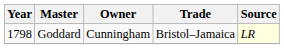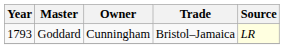(20, 33) 1798 -> (20, 33) 1793
